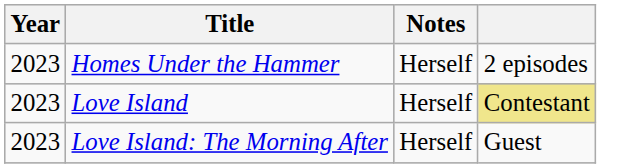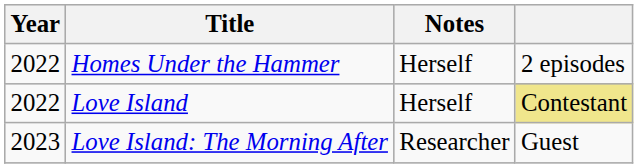(35, 63) 2023 -> (35, 63) 2022
(35, 102) 2023 -> (35, 102) 2022
(436, 142) Herself -> (454, 142) Researcher
